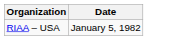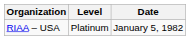+ column: (90, 12)
